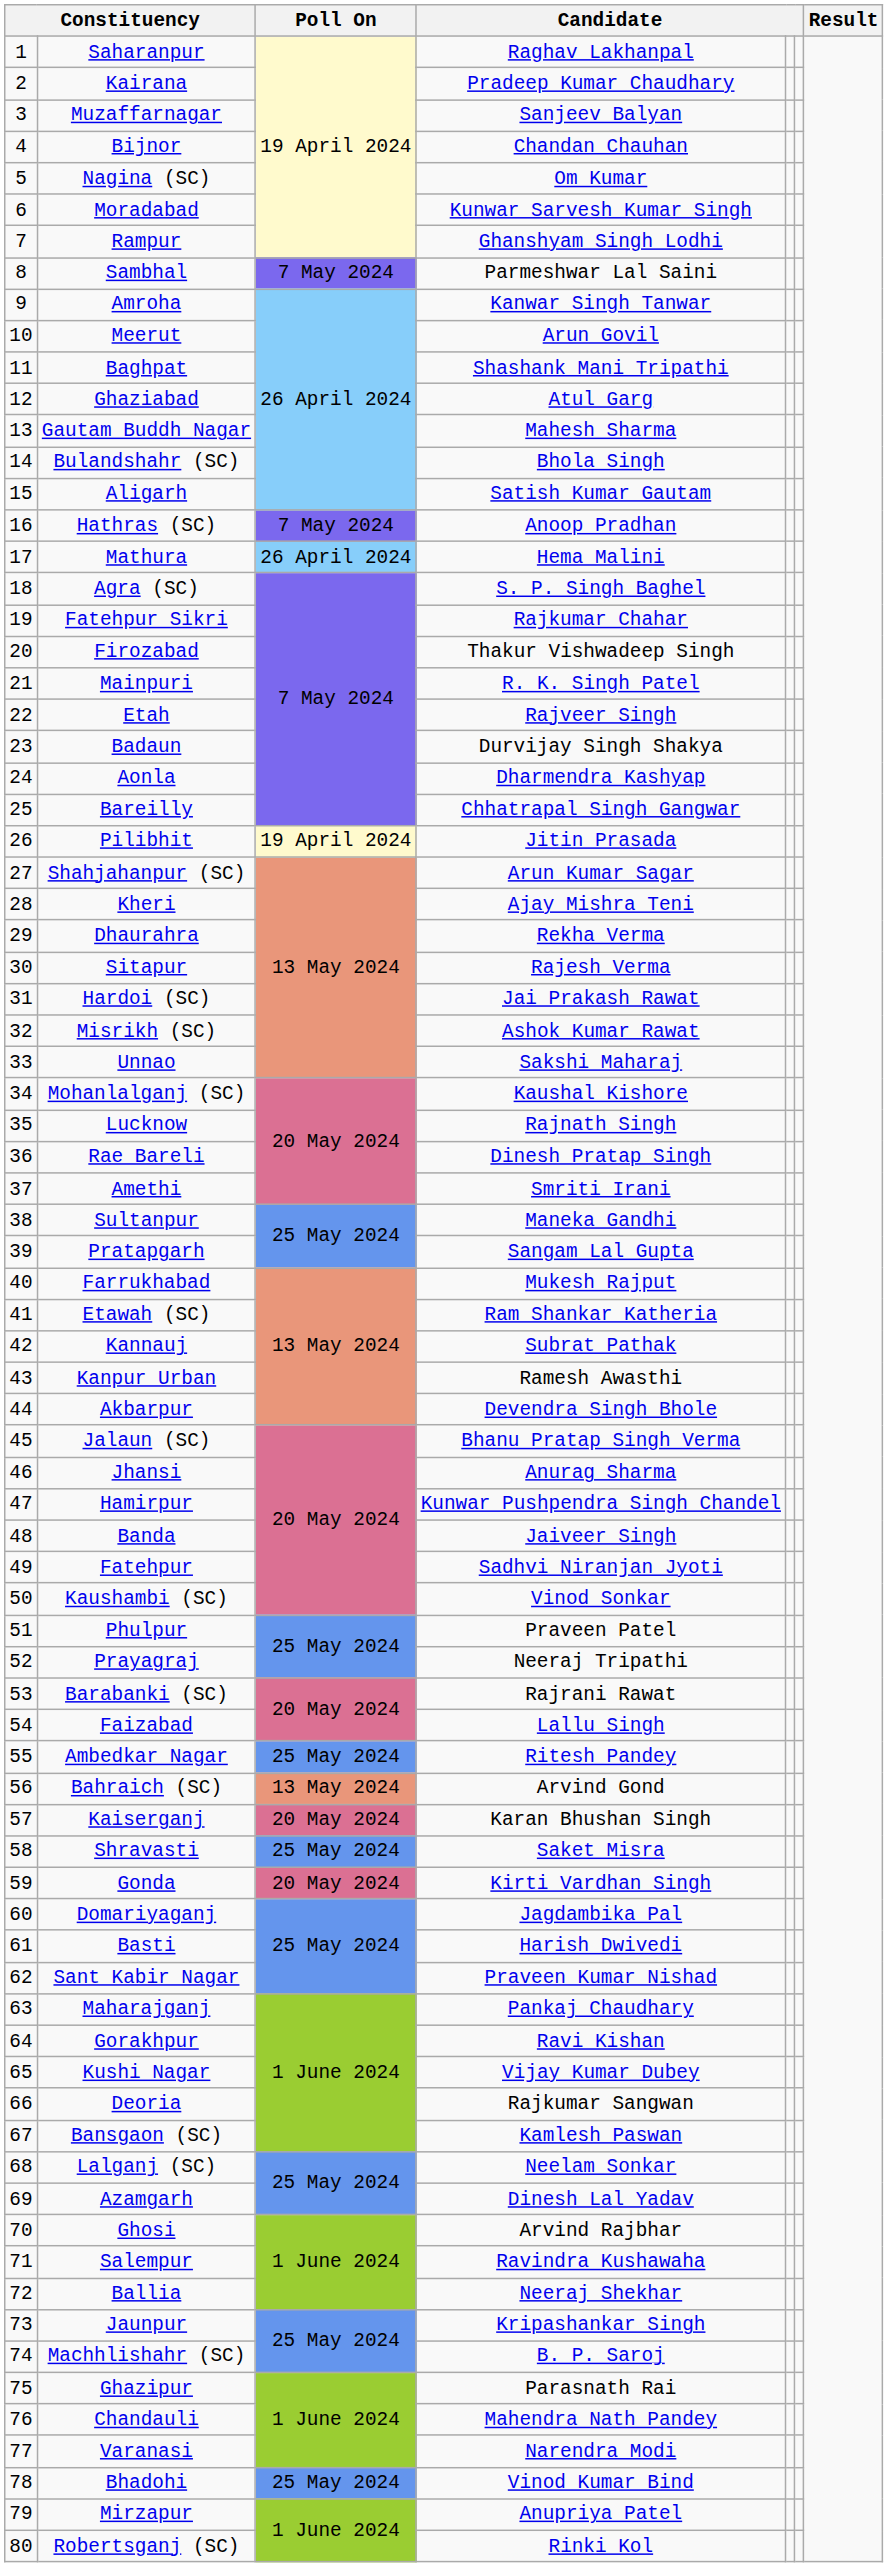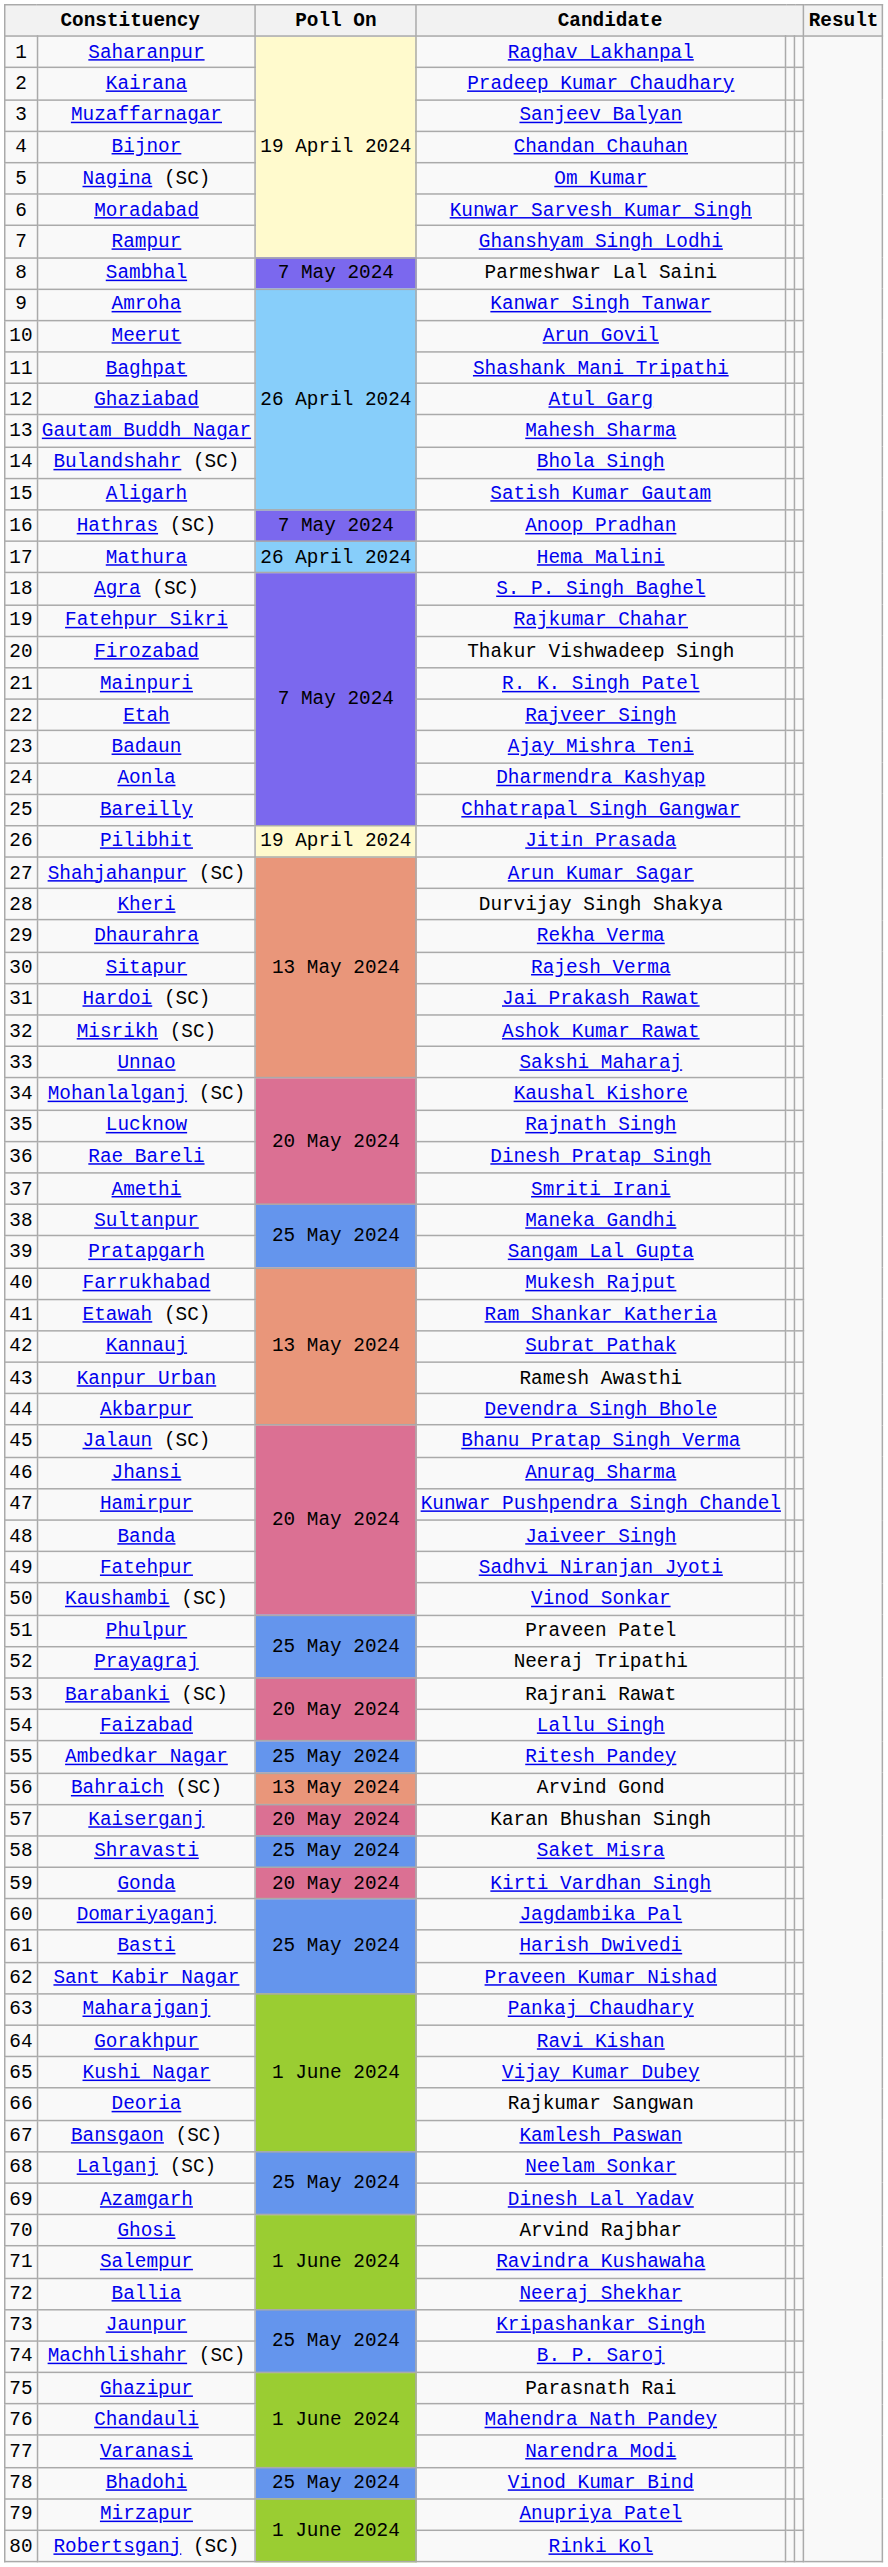(601, 747) Durvijay Singh Shakya -> (601, 747) Ajay Mishra Teni
(601, 904) Ajay Mishra Teni -> (601, 904) Durvijay Singh Shakya
